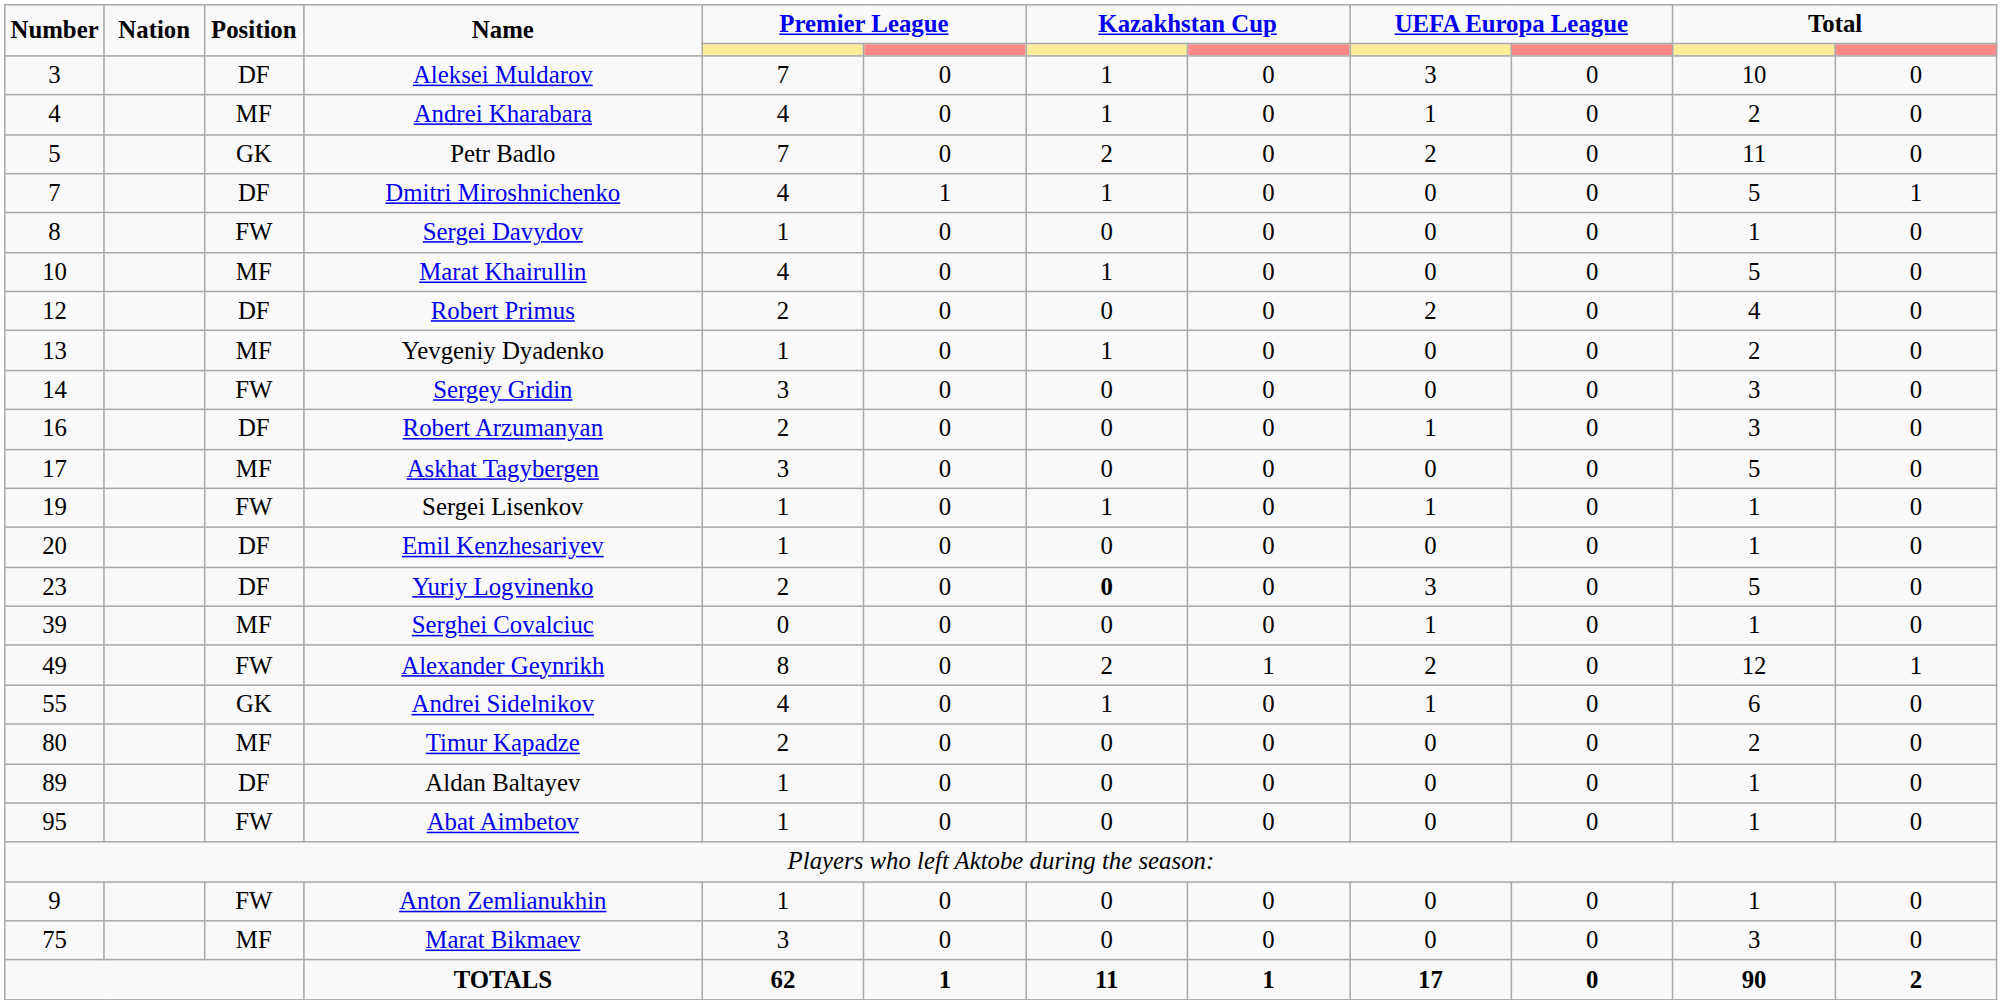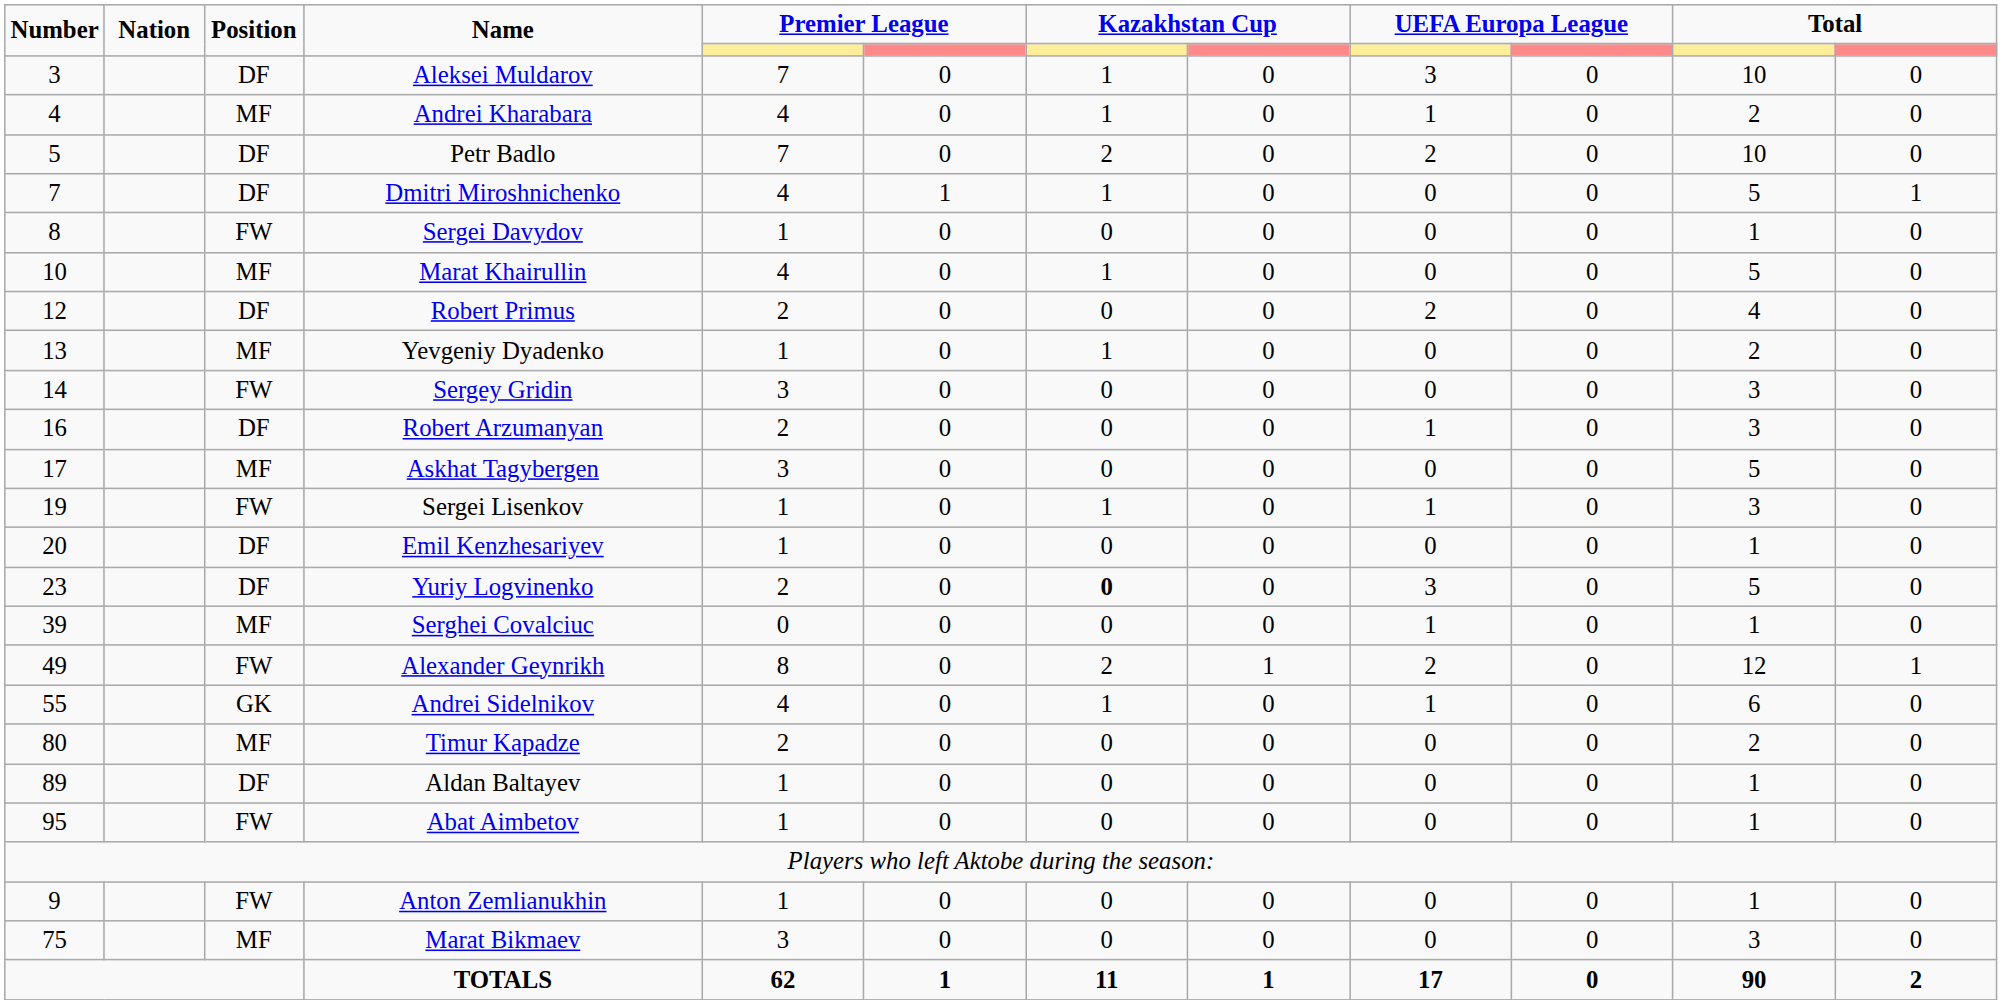(254, 153) GK -> (254, 153) DF
(1754, 153) 11 -> (1754, 153) 10
(1754, 507) 1 -> (1754, 507) 3
